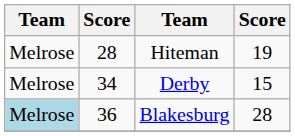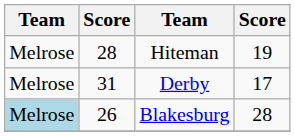(107, 83) 34 -> (107, 83) 31
(262, 83) 15 -> (262, 83) 17
(107, 114) 36 -> (107, 114) 26
